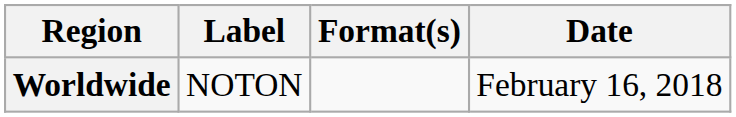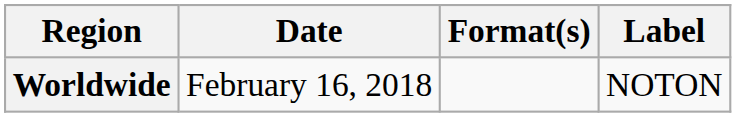columns swapped: (599, 31) <-> (244, 31)
